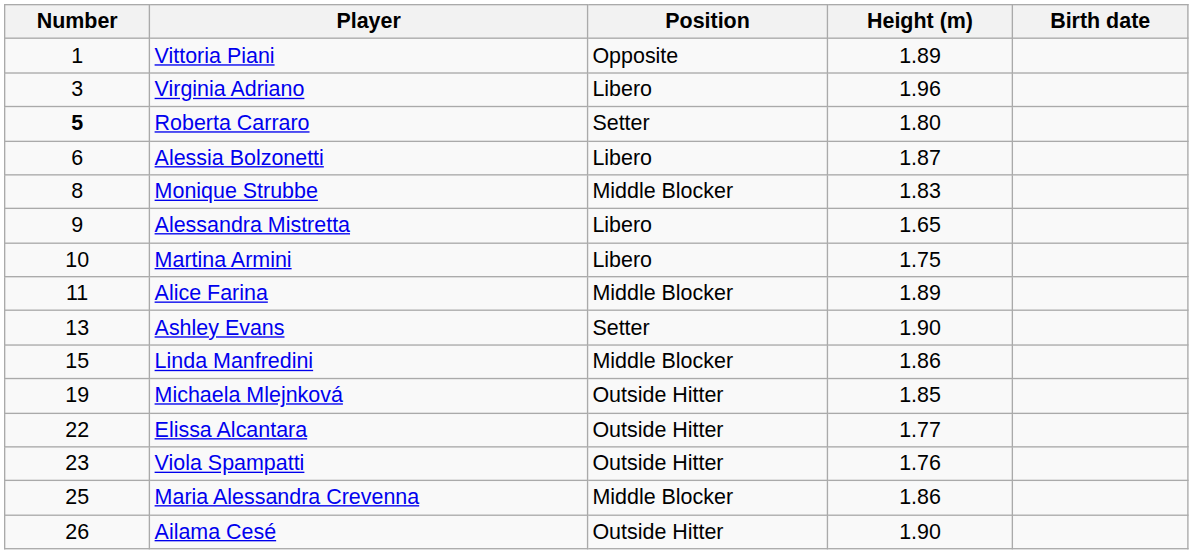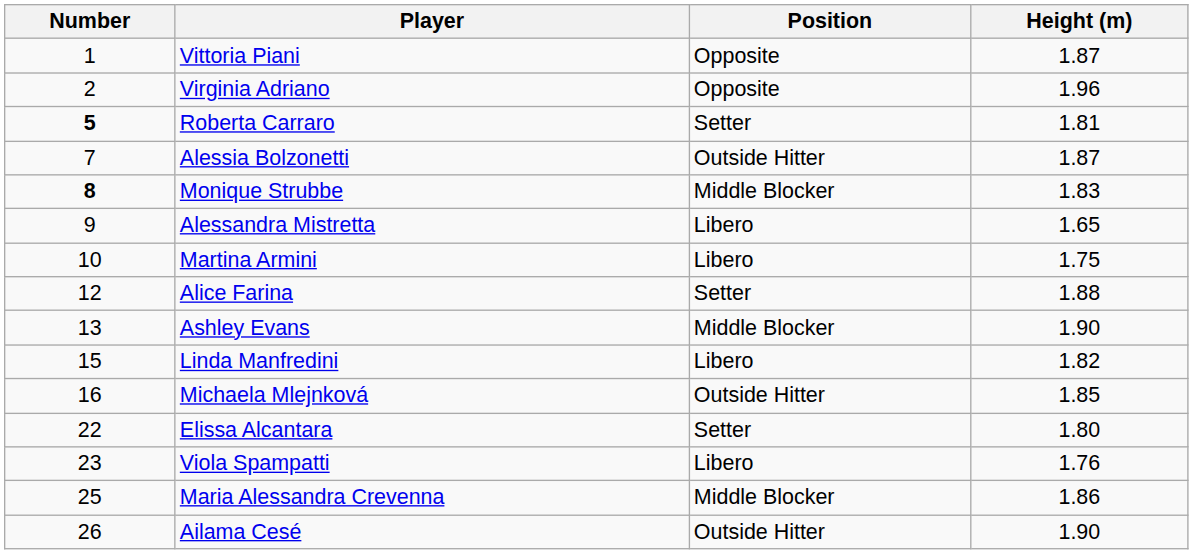- column: (1100, 21)
(920, 55) 1.89 -> (1079, 55) 1.87
(77, 89) 3 -> (90, 89) 2
(622, 89) Libero -> (737, 89) Opposite
(920, 123) 1.80 -> (1079, 123) 1.81
(77, 157) 6 -> (90, 157) 7
(622, 157) Libero -> (759, 157) Outside Hitter
(77, 191) normal -> (90, 191) bold
(77, 293) 11 -> (90, 293) 12
(663, 293) Middle Blocker -> (722, 293) Setter
(920, 293) 1.89 -> (1079, 293) 1.88
(621, 327) Setter -> (764, 327) Middle Blocker
(663, 361) Middle Blocker -> (724, 361) Libero
(920, 361) 1.86 -> (1079, 361) 1.82
(77, 395) 19 -> (90, 395) 16
(658, 429) Outside Hitter -> (722, 429) Setter
(920, 429) 1.77 -> (1079, 429) 1.80
(658, 463) Outside Hitter -> (724, 463) Libero
